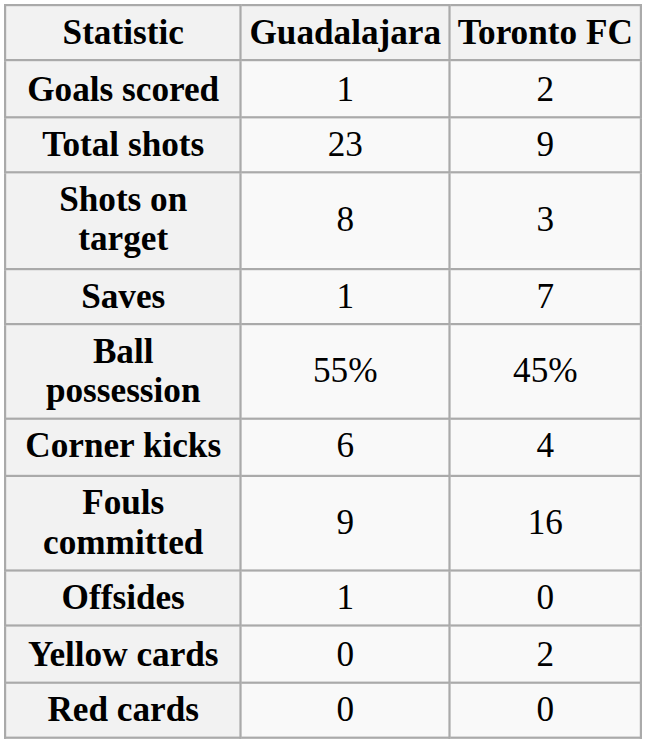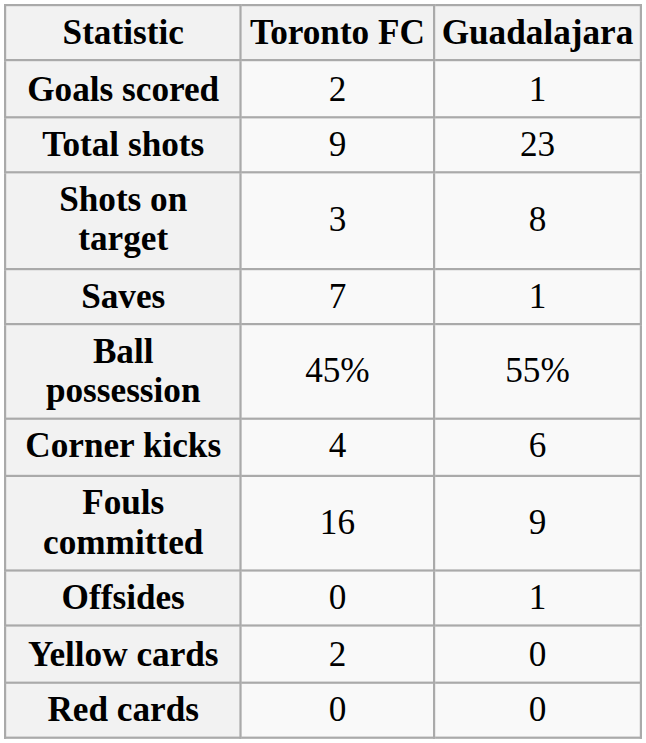columns swapped: (345, 32) <-> (545, 32)
